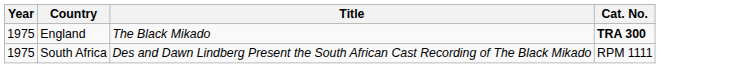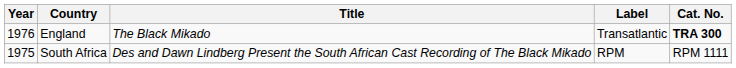+ column: (632, 14)
(21, 33) 1975 -> (21, 33) 1976
